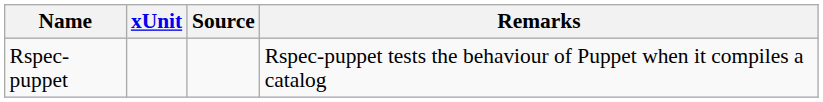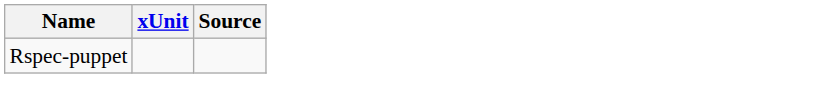- column: (539, 21)
